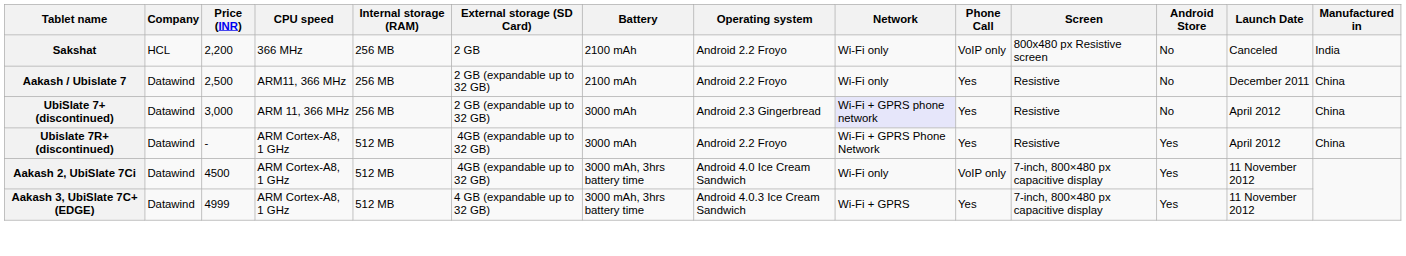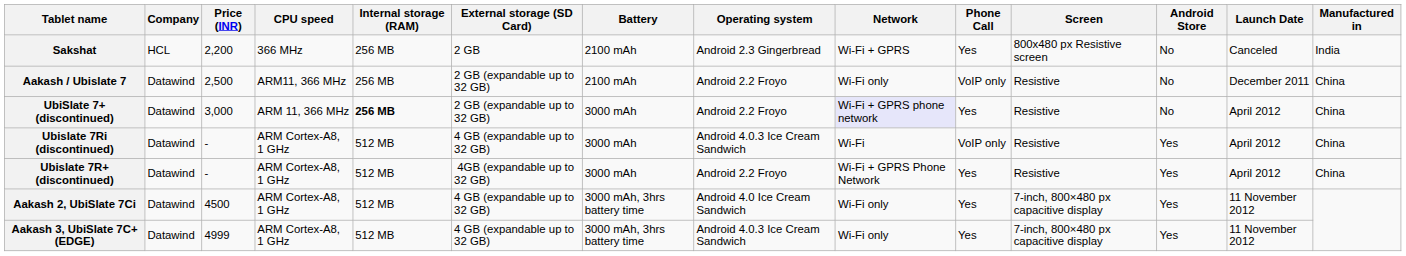(742, 50) Android 2.2 Froyo -> (759, 50) Android 2.3 Gingerbread
(863, 50) Wi-Fi only -> (874, 50) Wi-Fi + GPRS
(982, 50) VoIP only -> (967, 50) Yes
(967, 81) Yes -> (982, 81) VoIP only
(375, 112) normal -> (375, 112) bold
(759, 112) Android 2.3 Gingerbread -> (742, 112) Android 2.2 Froyo
+ row: (75, 143)
(514, 173) 4GB (expandable up to 32 GB) -> (514, 204) 4 GB (expandable up to 32 GB)
(982, 173) VoIP only -> (967, 204) Yes
(874, 204) Wi-Fi + GPRS -> (863, 235) Wi-Fi only
